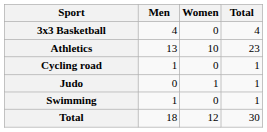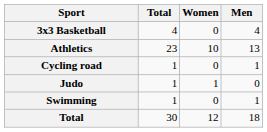columns swapped: (159, 13) <-> (242, 13)
